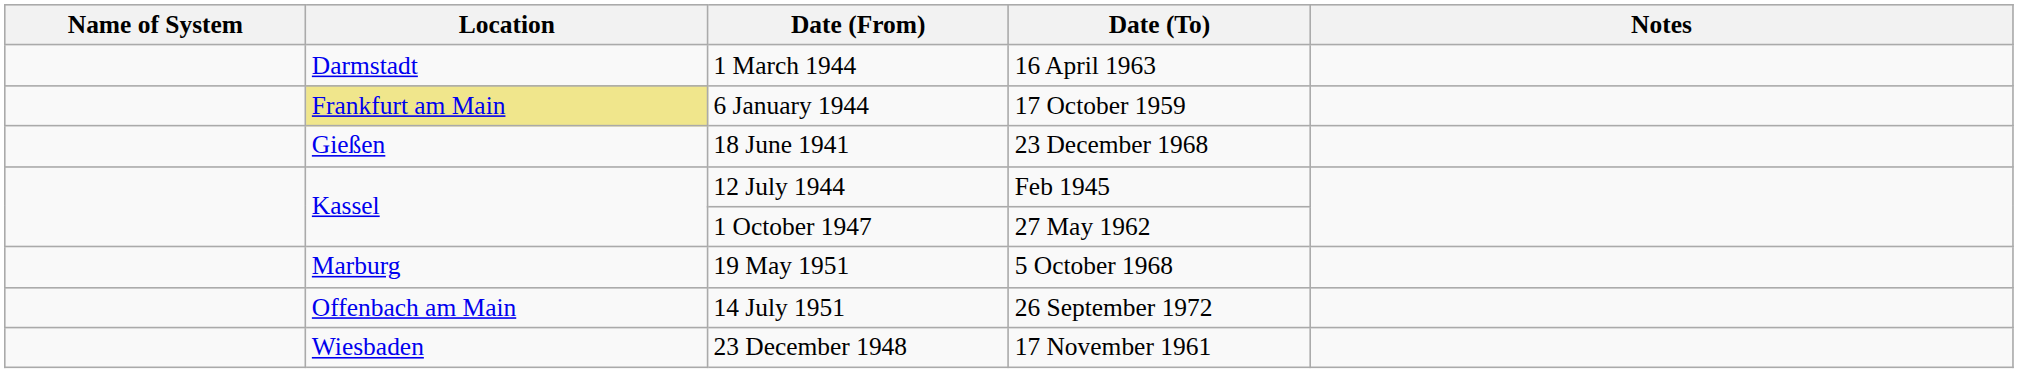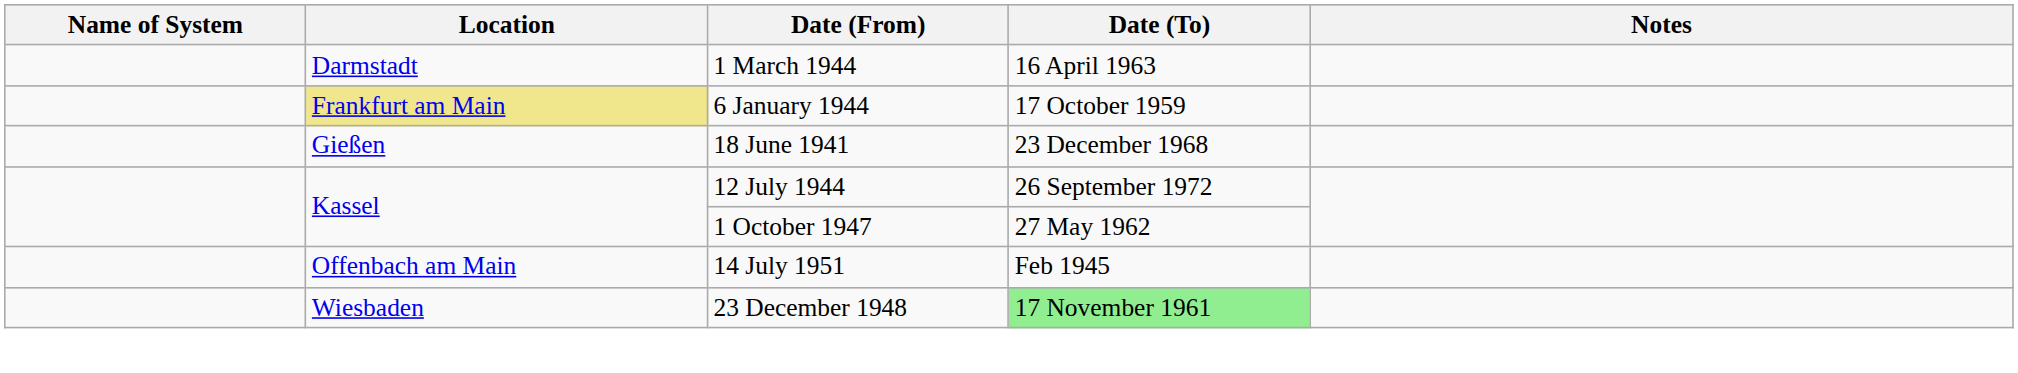(1062, 186) Feb 1945 -> (1114, 186) 26 September 1972
- row: (781, 266)
(1114, 307) 26 September 1972 -> (1062, 266) Feb 1945
(1113, 347) no background -> (1113, 307) lightgreen background
